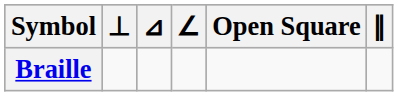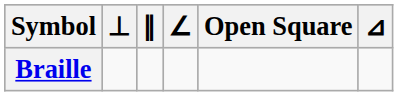columns swapped: (380, 27) <-> (154, 27)
